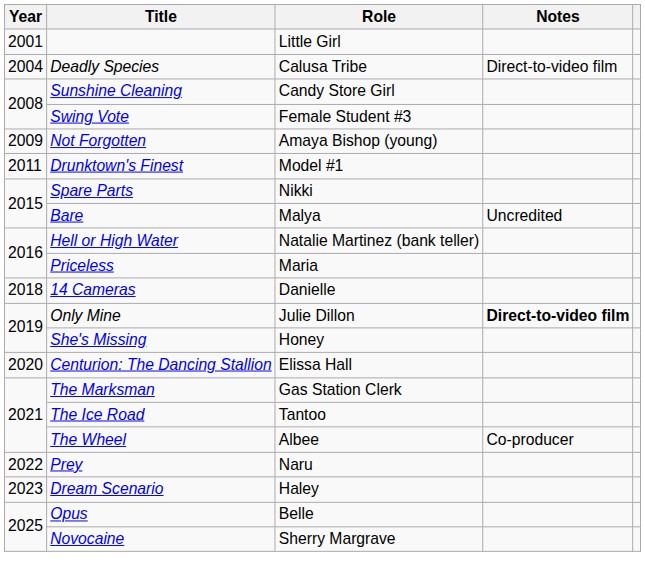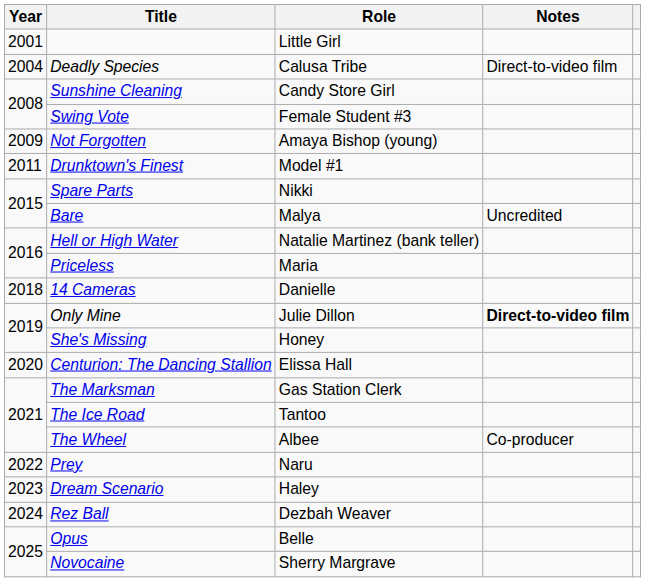+ row: (79, 514)
